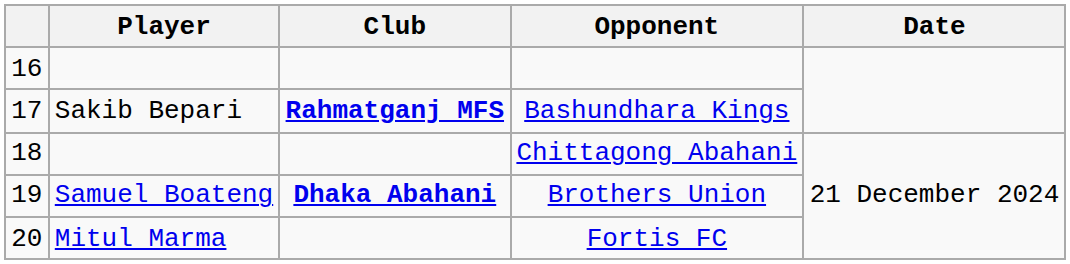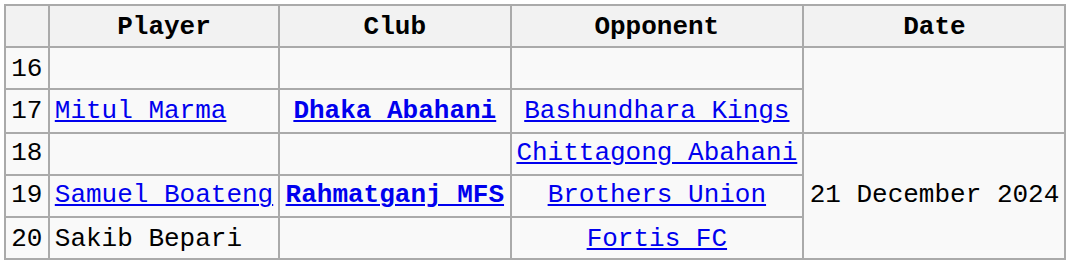(148, 111) Sakib Bepari -> (141, 111) Mitul Marma
(395, 111) Rahmatganj MFS -> (395, 111) Dhaka Abahani
(395, 196) Dhaka Abahani -> (395, 196) Rahmatganj MFS
(141, 238) Mitul Marma -> (148, 238) Sakib Bepari
